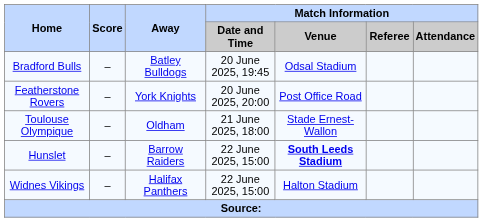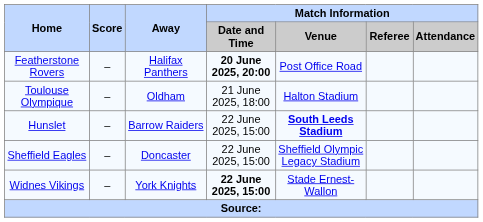- row: (47, 66)
(165, 96) York Knights -> (166, 66) Halifax Panthers
(240, 96) normal -> (241, 66) bold
(321, 126) Stade Ernest-Wallon -> (321, 96) Halton Stadium
+ row: (47, 155)
(165, 185) Halifax Panthers -> (166, 185) York Knights
(240, 185) normal -> (241, 185) bold
(321, 185) Halton Stadium -> (321, 185) Stade Ernest-Wallon
